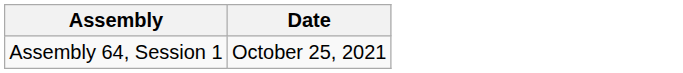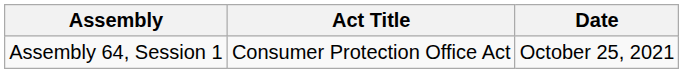+ column: (371, 20)
